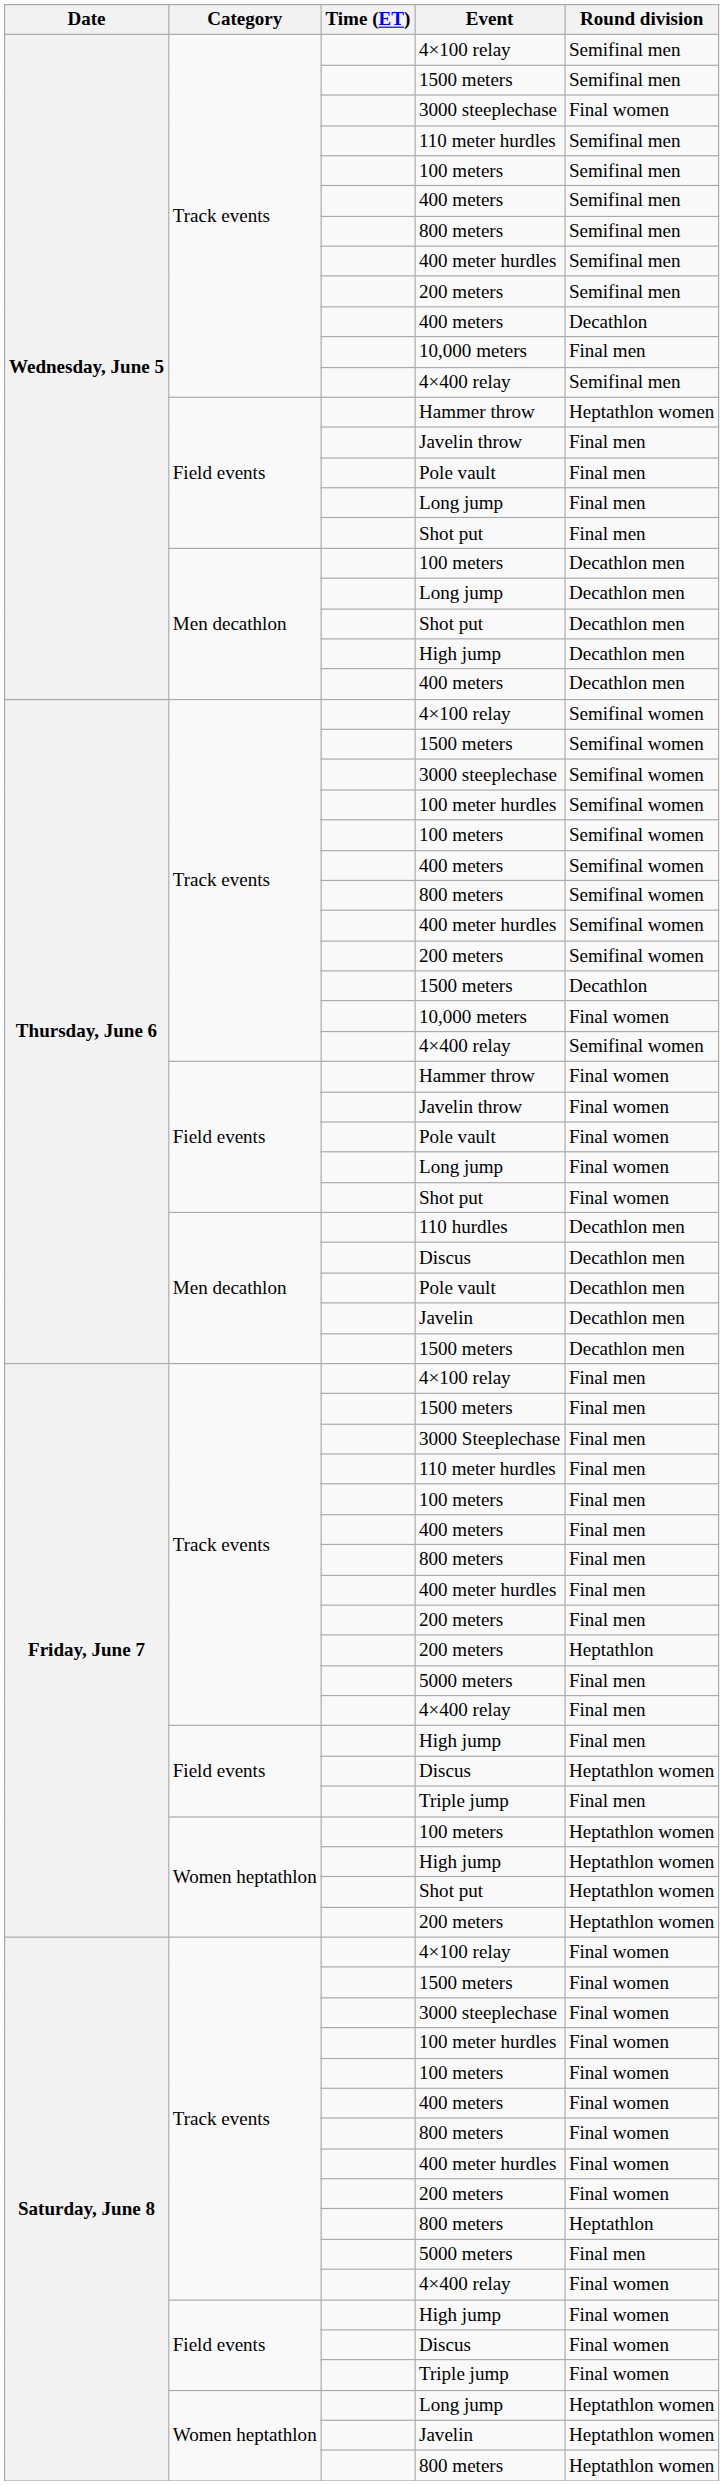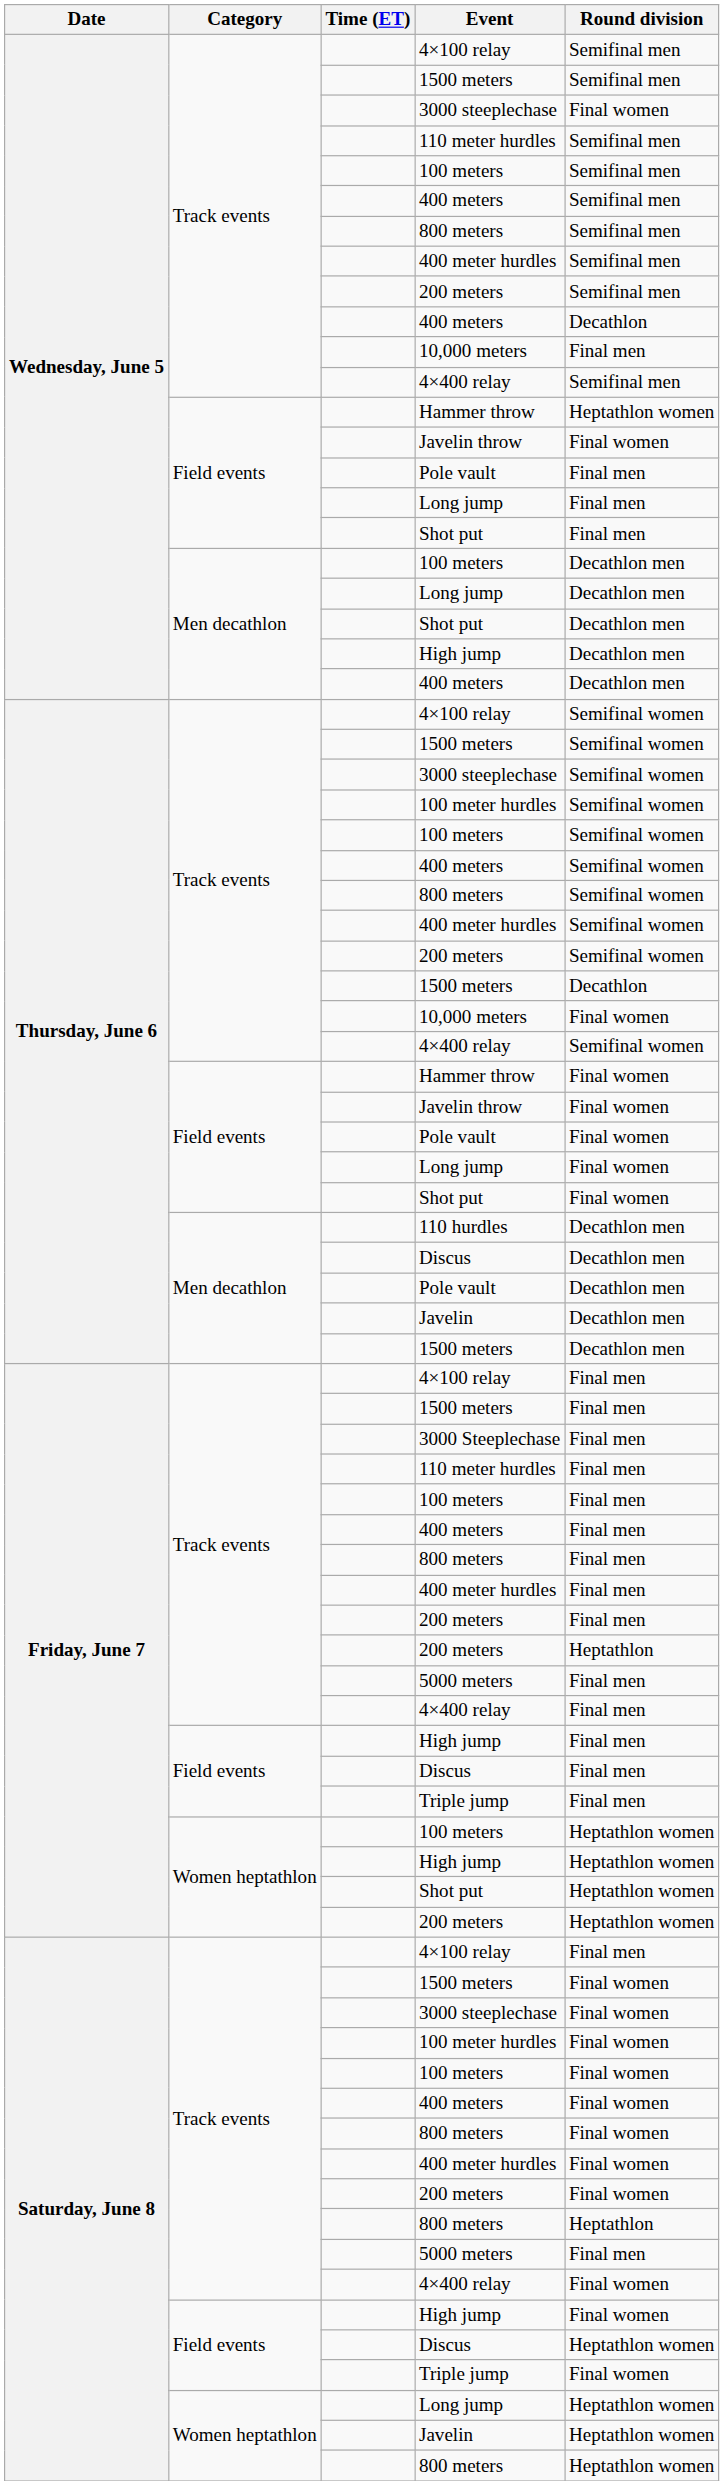(607, 442) Final men -> (619, 442) Final women
(642, 1770) Heptathlon women -> (607, 1770) Final men
(619, 1952) Final women -> (607, 1952) Final men
(619, 2344) Final women -> (642, 2344) Heptathlon women
